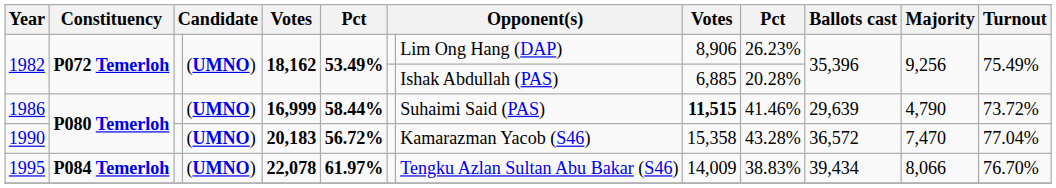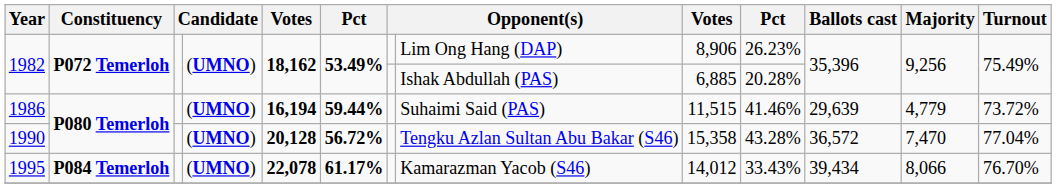(291, 108) 16,999 -> (291, 108) 16,194
(354, 108) 58.44% -> (354, 108) 59.44%
(712, 108) bold -> (712, 108) normal
(926, 108) 4,790 -> (926, 108) 4,779
(291, 138) 20,183 -> (291, 138) 20,128
(495, 138) Kamarazman Yacob (S46) -> (539, 138) Tengku Azlan Sultan Abu Bakar (S46)
(354, 168) 61.97% -> (354, 168) 61.17%
(539, 168) Tengku Azlan Sultan Abu Bakar (S46) -> (495, 168) Kamarazman Yacob (S46)
(712, 168) 14,009 -> (712, 168) 14,012
(773, 168) 38.83% -> (773, 168) 33.43%
